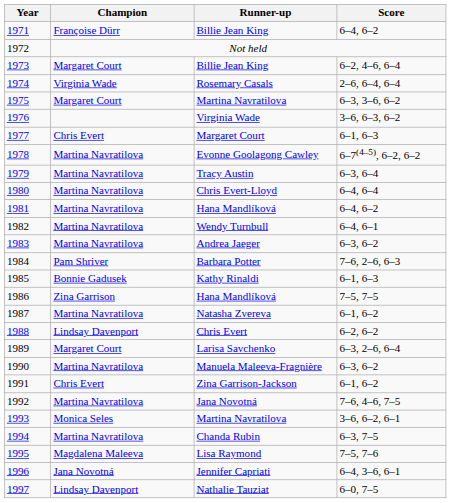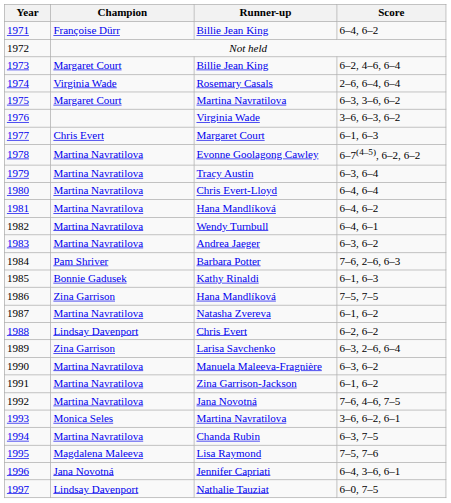(87, 348) Margaret Court -> (84, 348) Zina Garrison
(79, 383) Chris Evert -> (98, 383) Martina Navratilova
